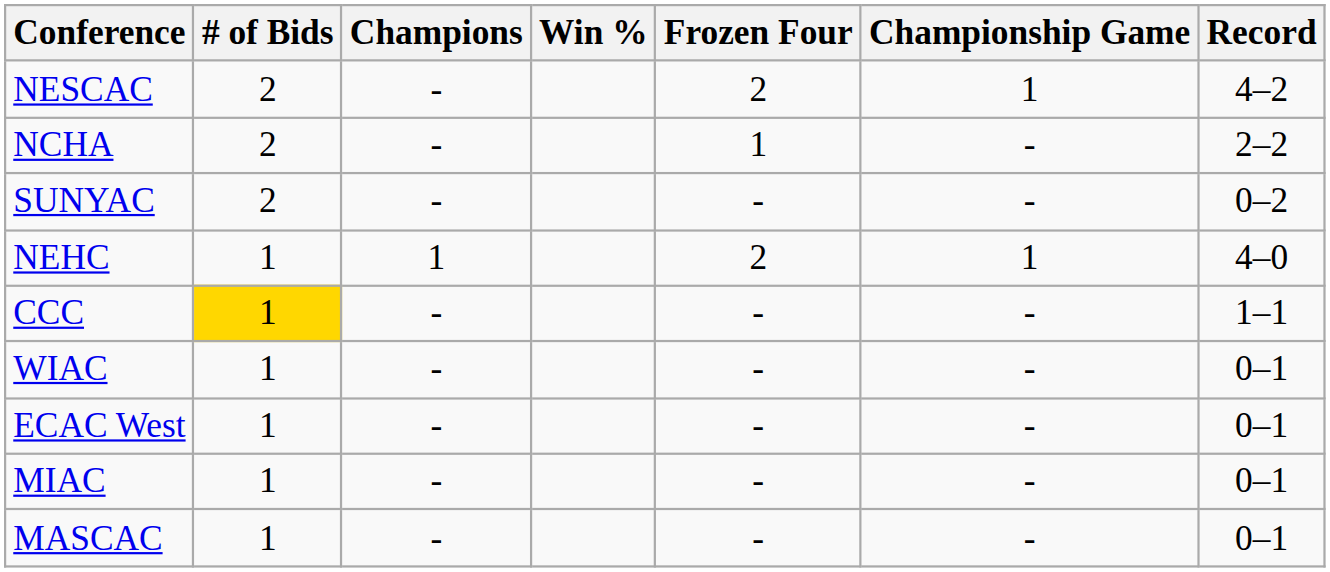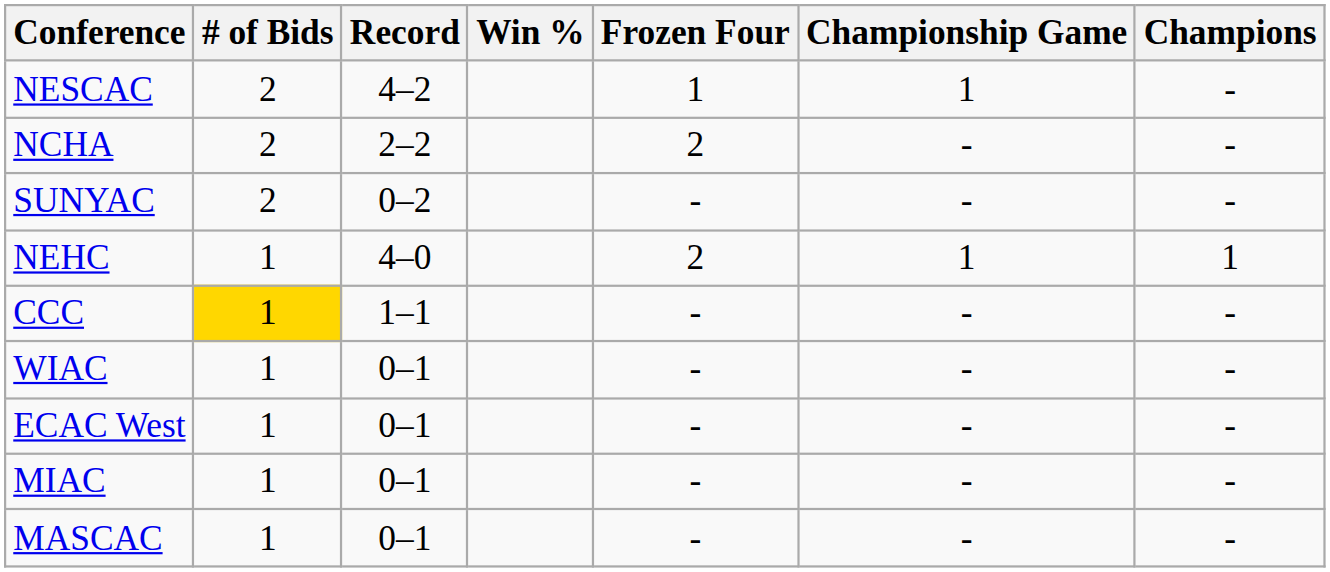columns swapped: (1262, 32) <-> (436, 32)
(758, 88) 2 -> (695, 88) 1
(758, 144) 1 -> (695, 144) 2
